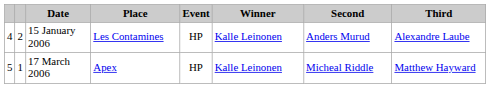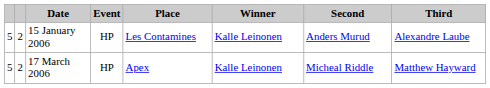columns swapped: (135, 13) <-> (196, 13)
(10, 37) 4 -> (10, 37) 5
(20, 67) 1 -> (20, 67) 2
